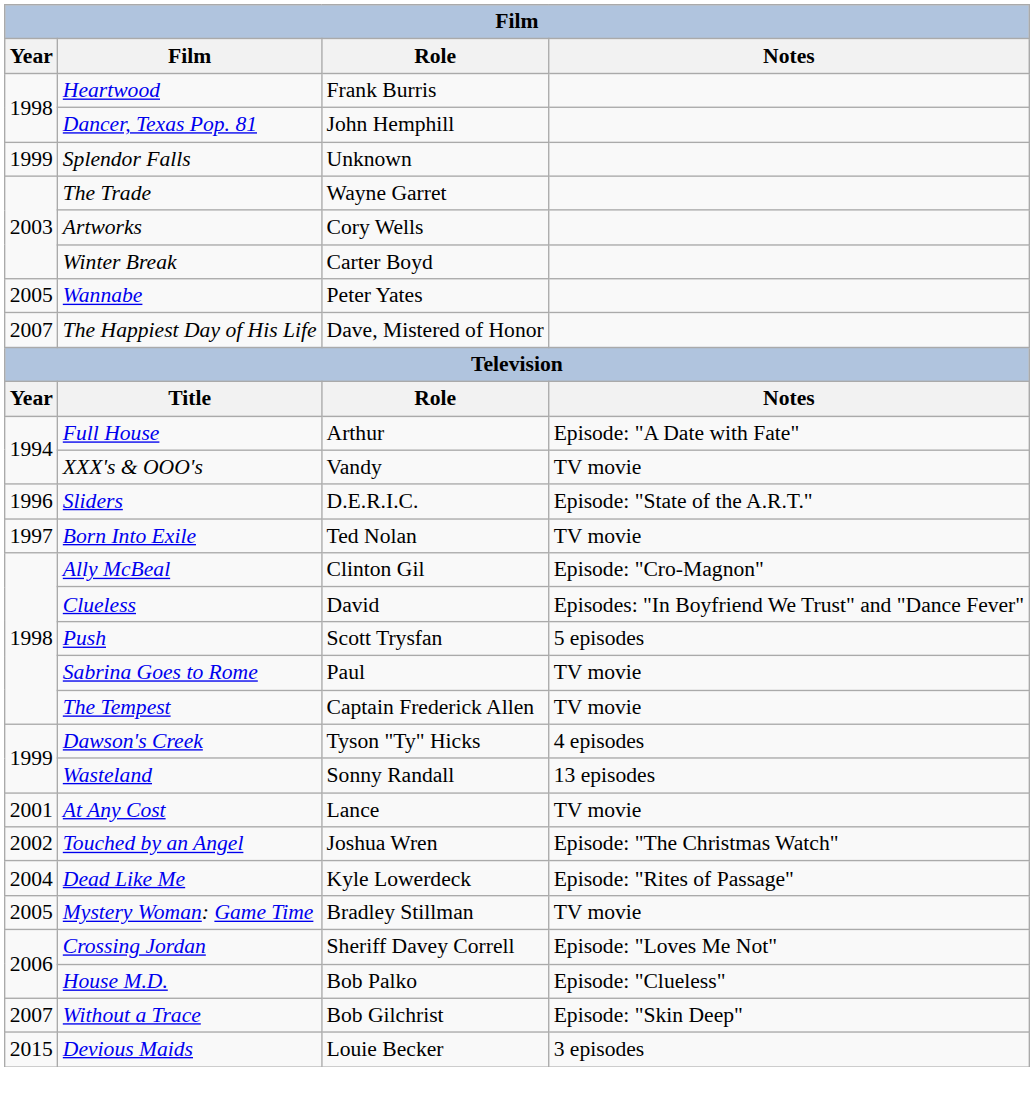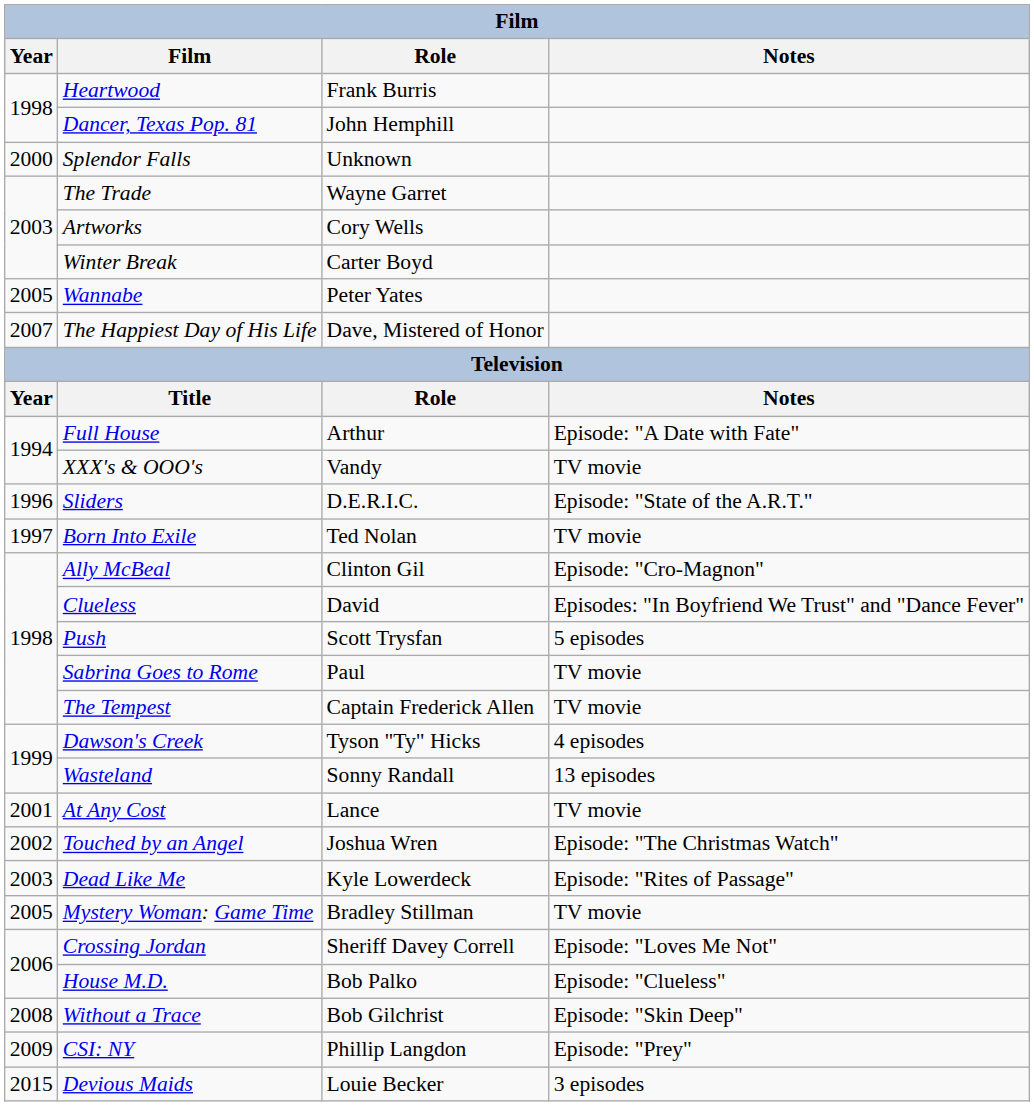(31, 158) 1999 -> (31, 158) 2000
(31, 878) 2004 -> (31, 878) 2003
(31, 1015) 2007 -> (31, 1015) 2008
+ row: (99, 1049)
